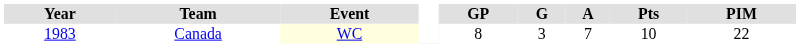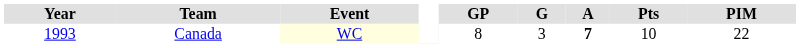(60, 33) 1983 -> (60, 33) 1993
(588, 33) normal -> (588, 33) bold
